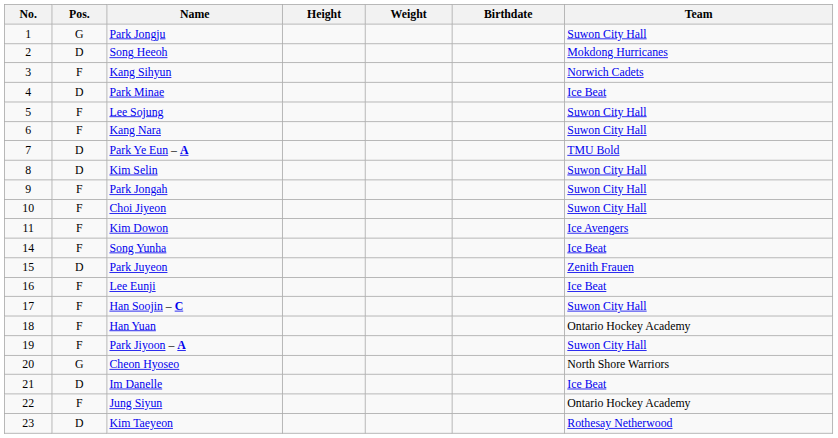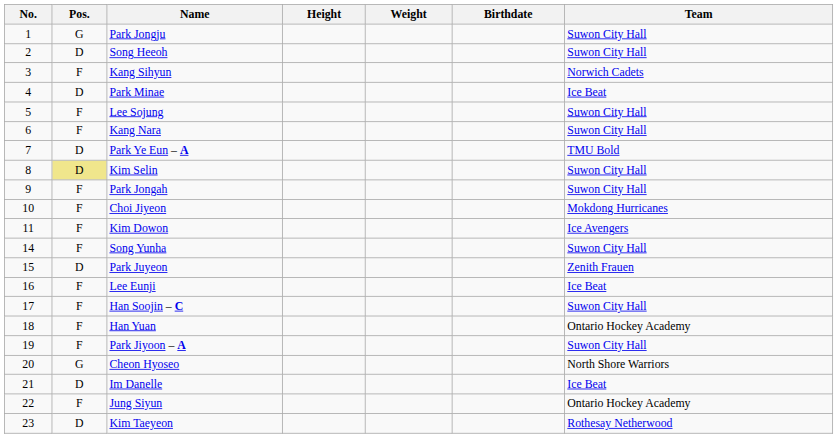(618, 53) Mokdong Hurricanes -> (607, 53) Suwon City Hall
(79, 170) no background -> (79, 170) khaki background
(607, 209) Suwon City Hall -> (618, 209) Mokdong Hurricanes
(587, 248) Ice Beat -> (607, 248) Suwon City Hall
